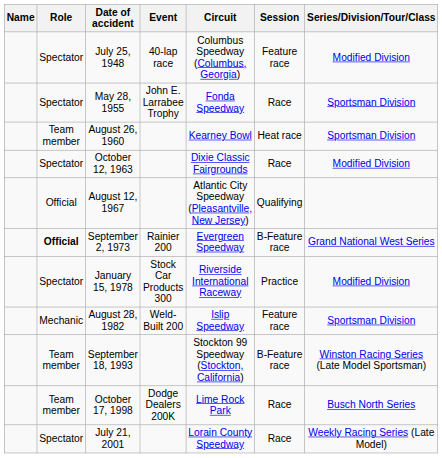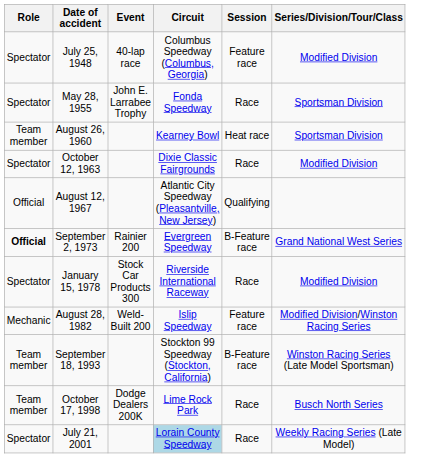- column: (21, 18)
(280, 281) Practice -> (247, 281) Race
(371, 321) Sportsman Division -> (339, 321) Modified Division/Winston Racing Series
(220, 438) no background -> (188, 438) lightblue background
